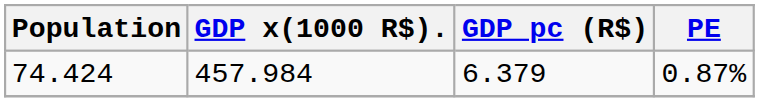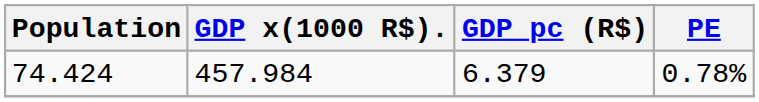(704, 74) 0.87% -> (704, 74) 0.78%
